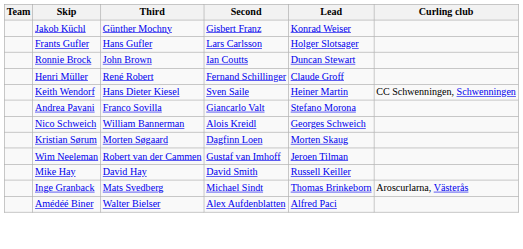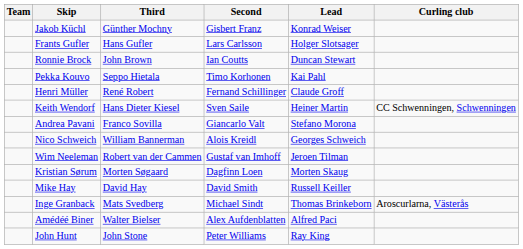+ row: (62, 76)
rows swapped: (67, 156) <-> (66, 140)
+ row: (56, 236)
